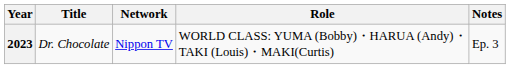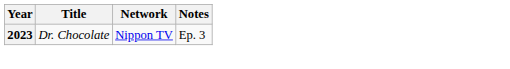- column: (322, 14)
